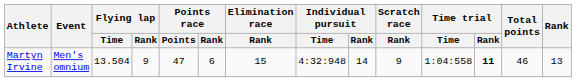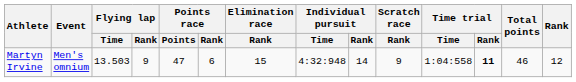(112, 62) 13.504 -> (112, 62) 13.503
(557, 62) 13 -> (557, 62) 12
